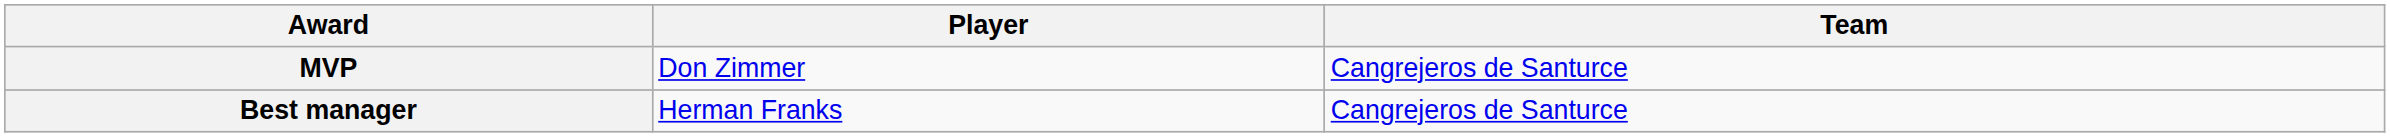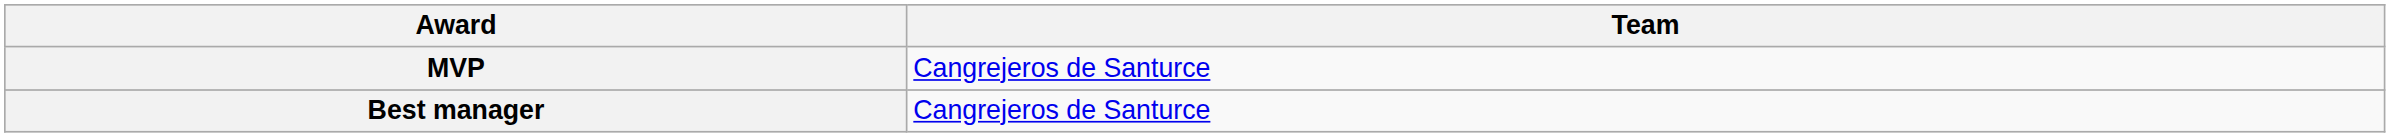- column: (988, 25)
